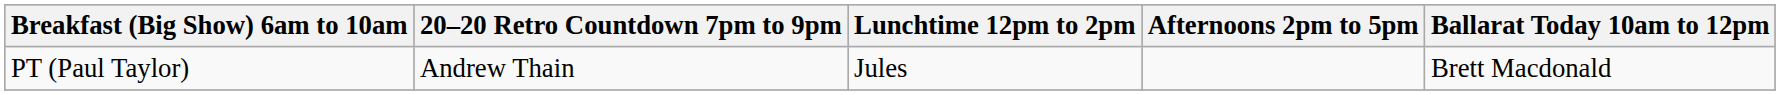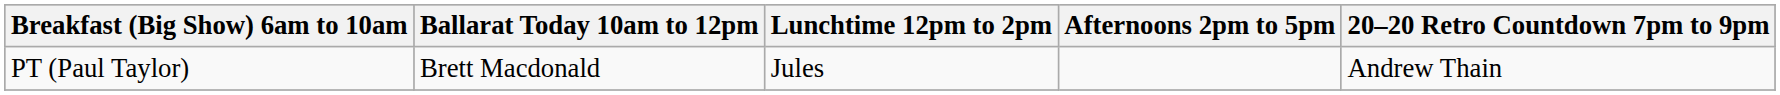columns swapped: (1600, 25) <-> (631, 25)
